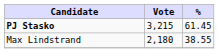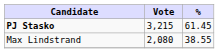(160, 40) 2,180 -> (160, 40) 2,080
